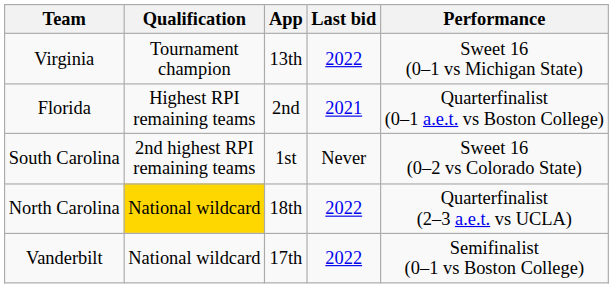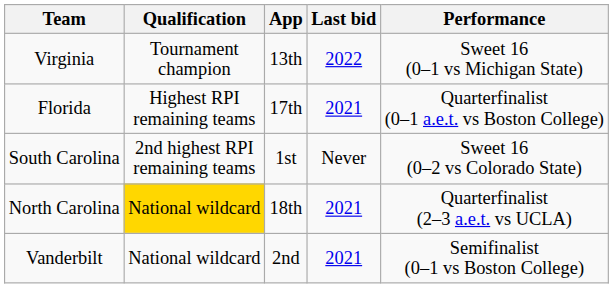(286, 108) 2nd -> (286, 108) 17th
(344, 208) 2022 -> (344, 208) 2021
(286, 258) 17th -> (286, 258) 2nd
(344, 258) 2022 -> (344, 258) 2021
